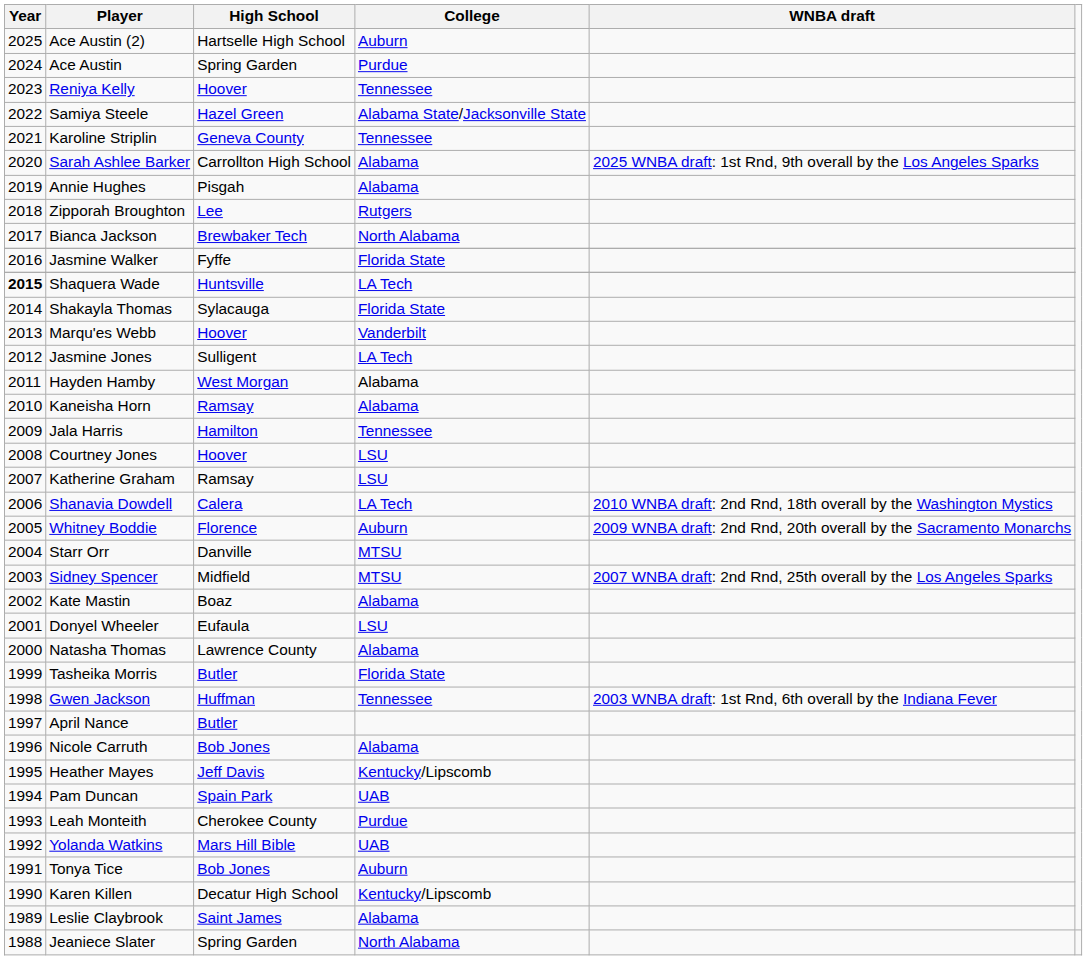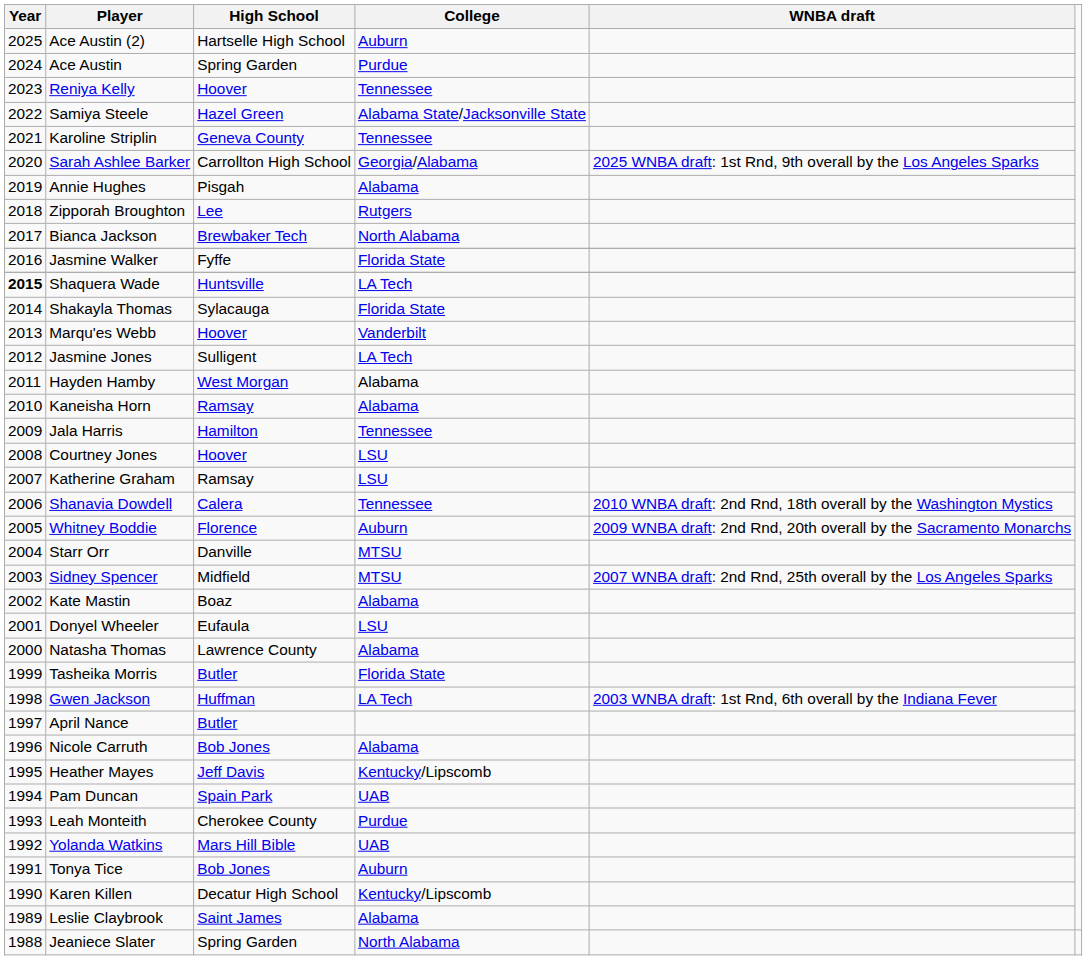(388, 162) Alabama -> (418, 162) Georgia/Alabama
(385, 503) LA Tech -> (395, 503) Tennessee
(395, 698) Tennessee -> (385, 698) LA Tech
